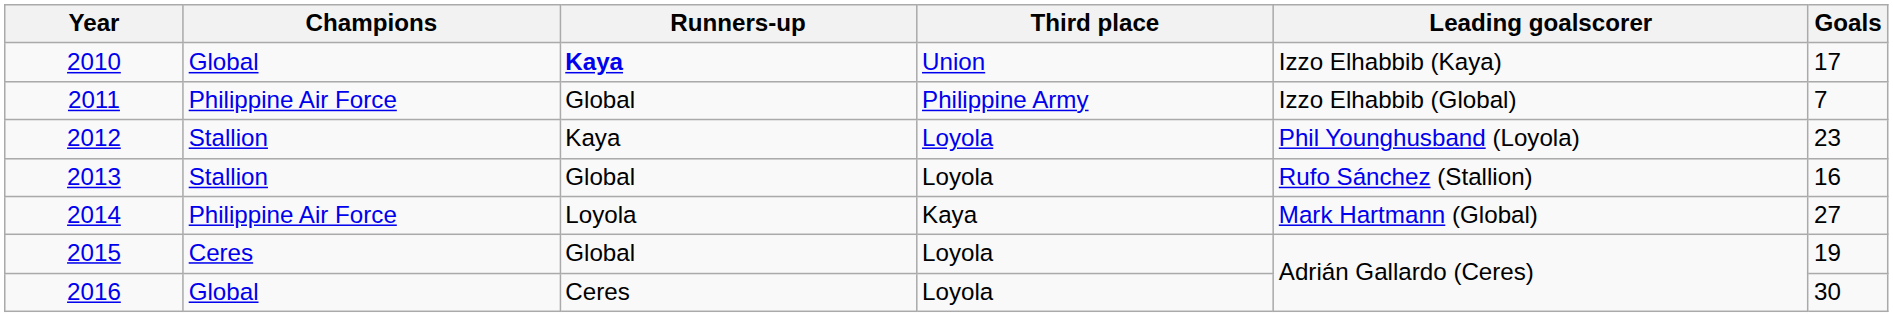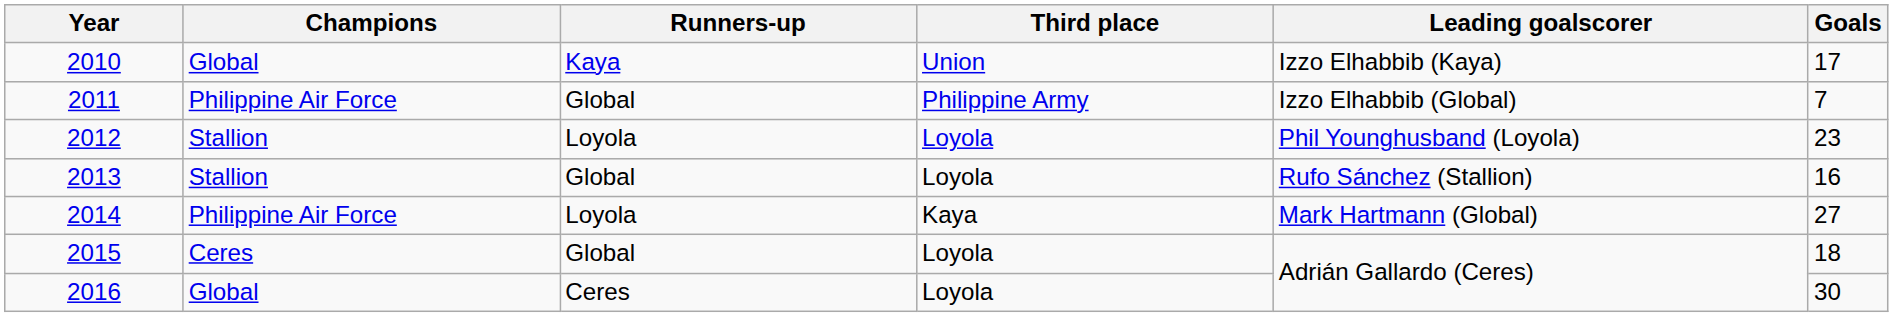(594, 61) bold -> (593, 61) normal
(593, 138) Kaya -> (601, 138) Loyola
(1827, 253) 19 -> (1827, 253) 18
